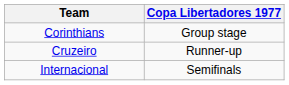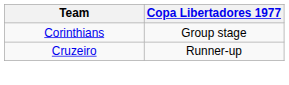- row: (74, 70)
